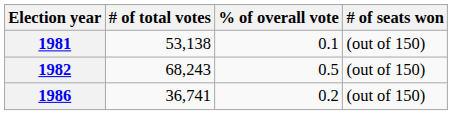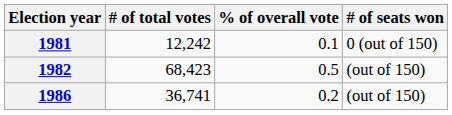(188, 43) 53,138 -> (188, 43) 12,242
(386, 43) (out of 150) -> (392, 43) 0 (out of 150)
(188, 69) 68,243 -> (188, 69) 68,423
